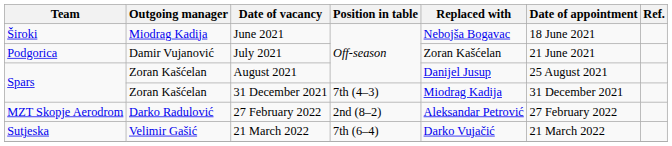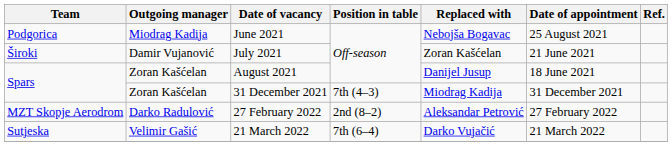(22, 33) Široki -> (32, 33) Podgorica
(562, 33) 18 June 2021 -> (569, 33) 25 August 2021
(32, 53) Podgorica -> (22, 53) Široki
(569, 72) 25 August 2021 -> (562, 72) 18 June 2021
